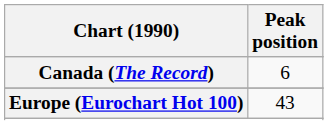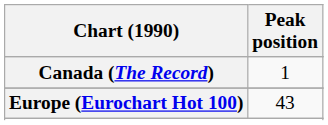(285, 72) 6 -> (285, 72) 1
